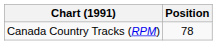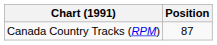(187, 31) 78 -> (187, 31) 87
